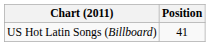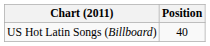(182, 32) 41 -> (182, 32) 40
